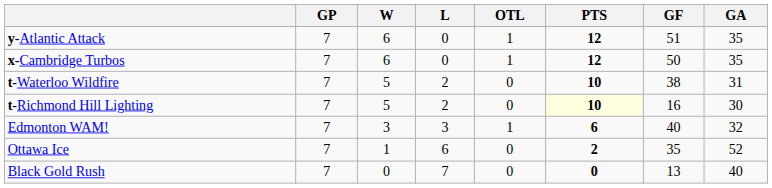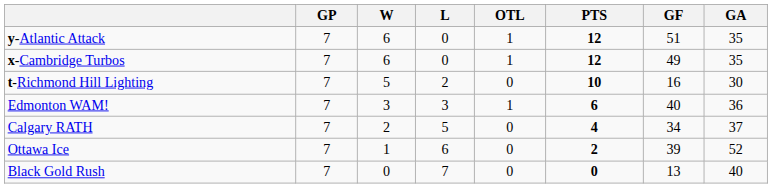(674, 60) 50 -> (674, 60) 49
- row: (63, 82)
(594, 104) lightyellow background -> (594, 82) no background
(736, 127) 32 -> (736, 104) 36
+ row: (50, 127)
(674, 149) 35 -> (674, 149) 39
